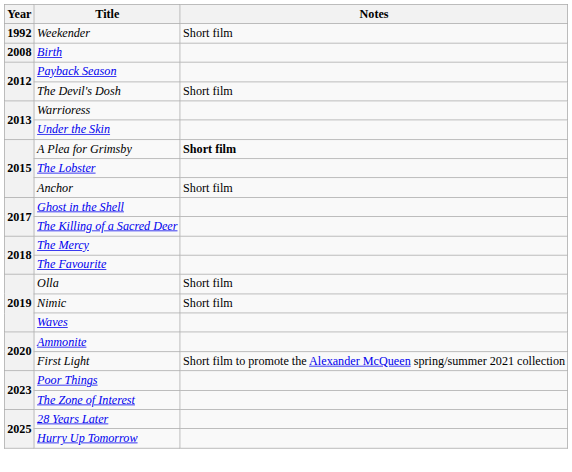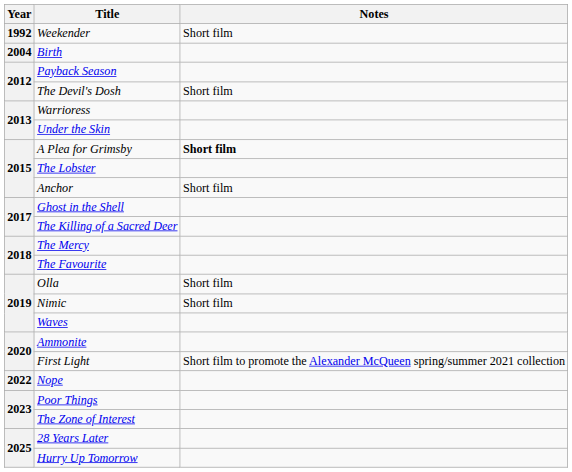(19, 52) 2008 -> (19, 52) 2004
+ row: (50, 380)
